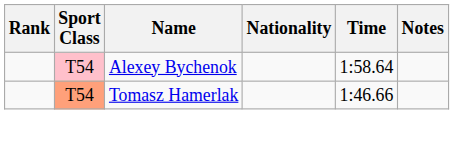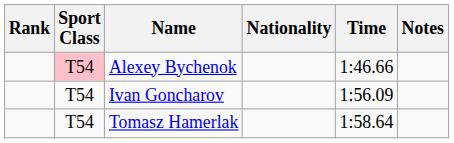(366, 66) 1:58.64 -> (366, 66) 1:46.66
+ row: (166, 94)
(80, 94) lightsalmon background -> (80, 123) no background
(366, 94) 1:46.66 -> (366, 123) 1:58.64
